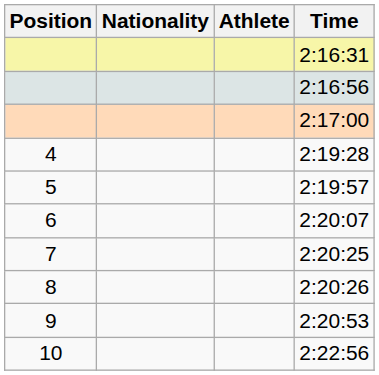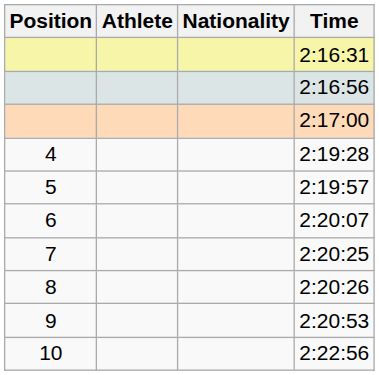columns swapped: (254, 21) <-> (155, 21)
